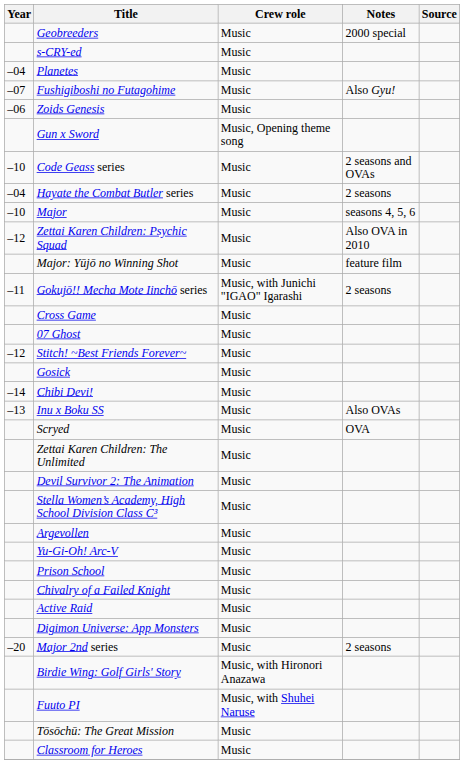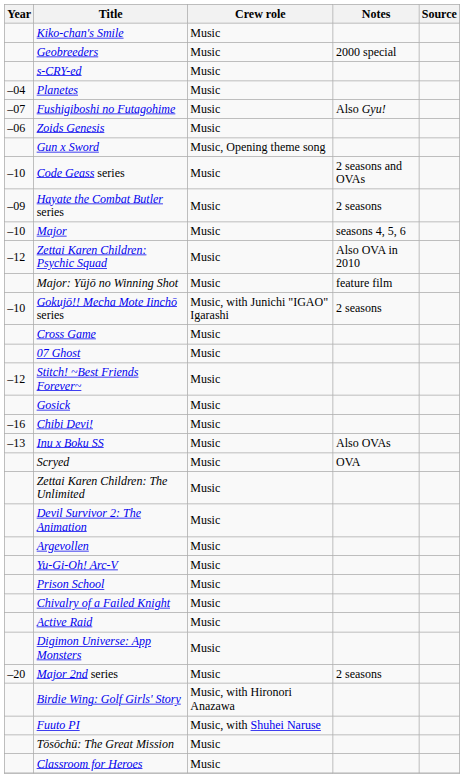+ row: (80, 33)
(16, 193) –04 -> (16, 205) –09
(16, 289) –11 -> (16, 308) –10
(16, 391) –14 -> (16, 424) –16
- row: (111, 506)
